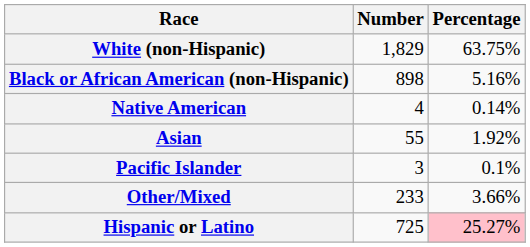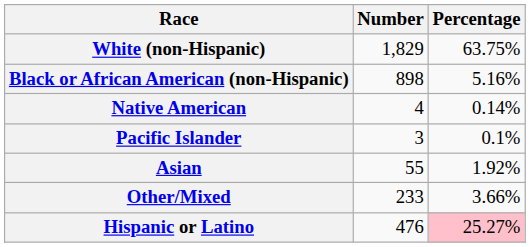rows swapped: (179, 138) <-> (179, 167)
(410, 227) 725 -> (410, 227) 476
